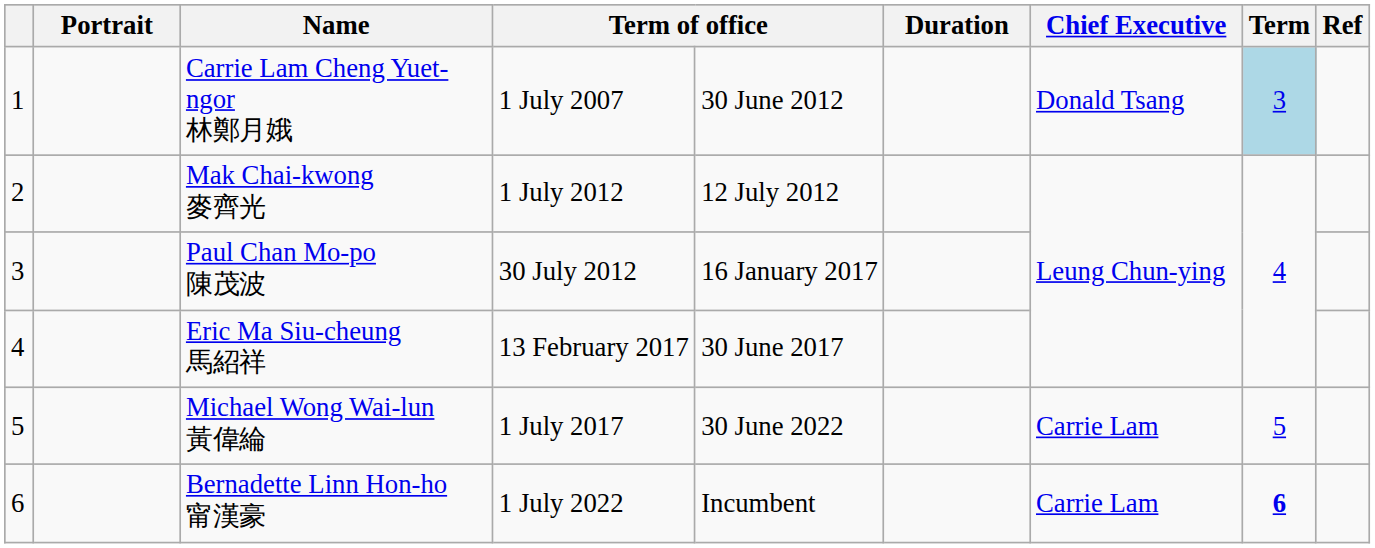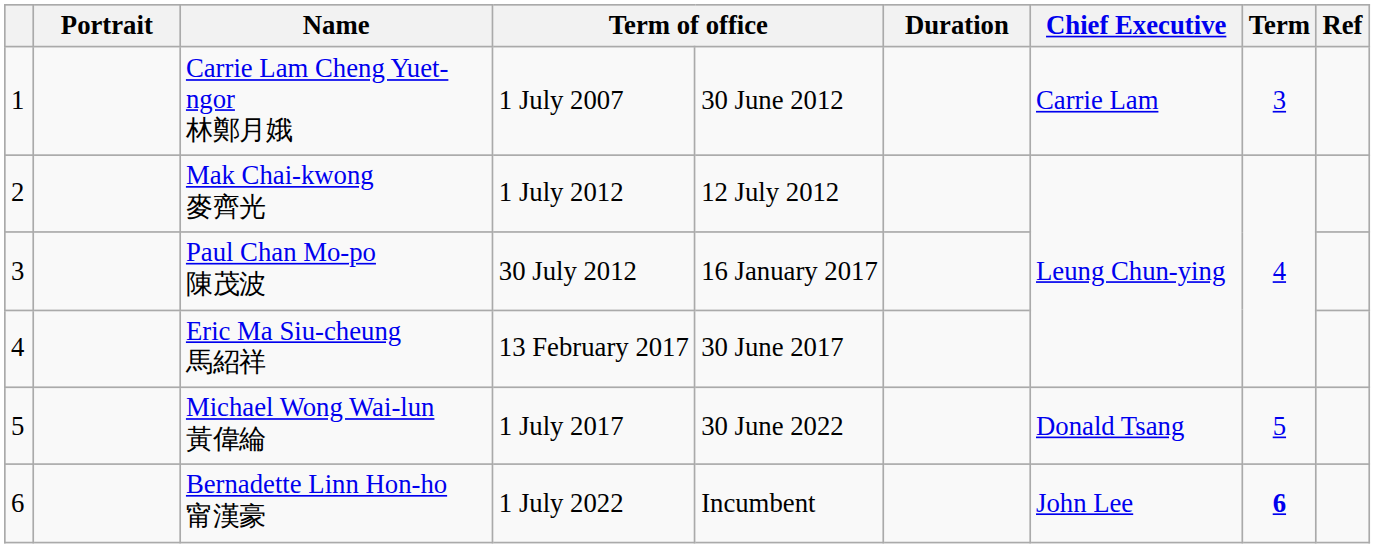(1110, 100) Donald Tsang -> (1097, 100) Carrie Lam
(1279, 100) lightblue background -> (1279, 100) no background
(1097, 425) Carrie Lam -> (1110, 425) Donald Tsang
(1097, 502) Carrie Lam -> (1085, 502) John Lee
